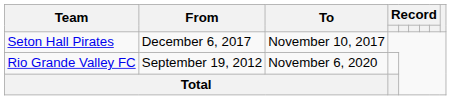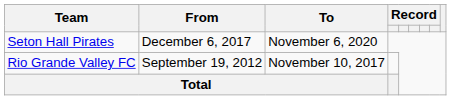(327, 42) November 10, 2017 -> (323, 42) November 6, 2020
(323, 63) November 6, 2020 -> (327, 63) November 10, 2017
